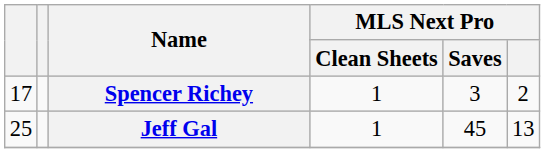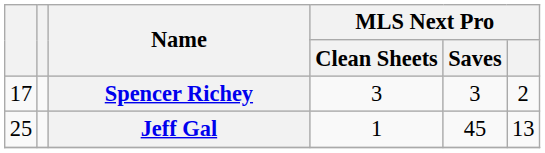(377, 93) 1 -> (377, 93) 3
